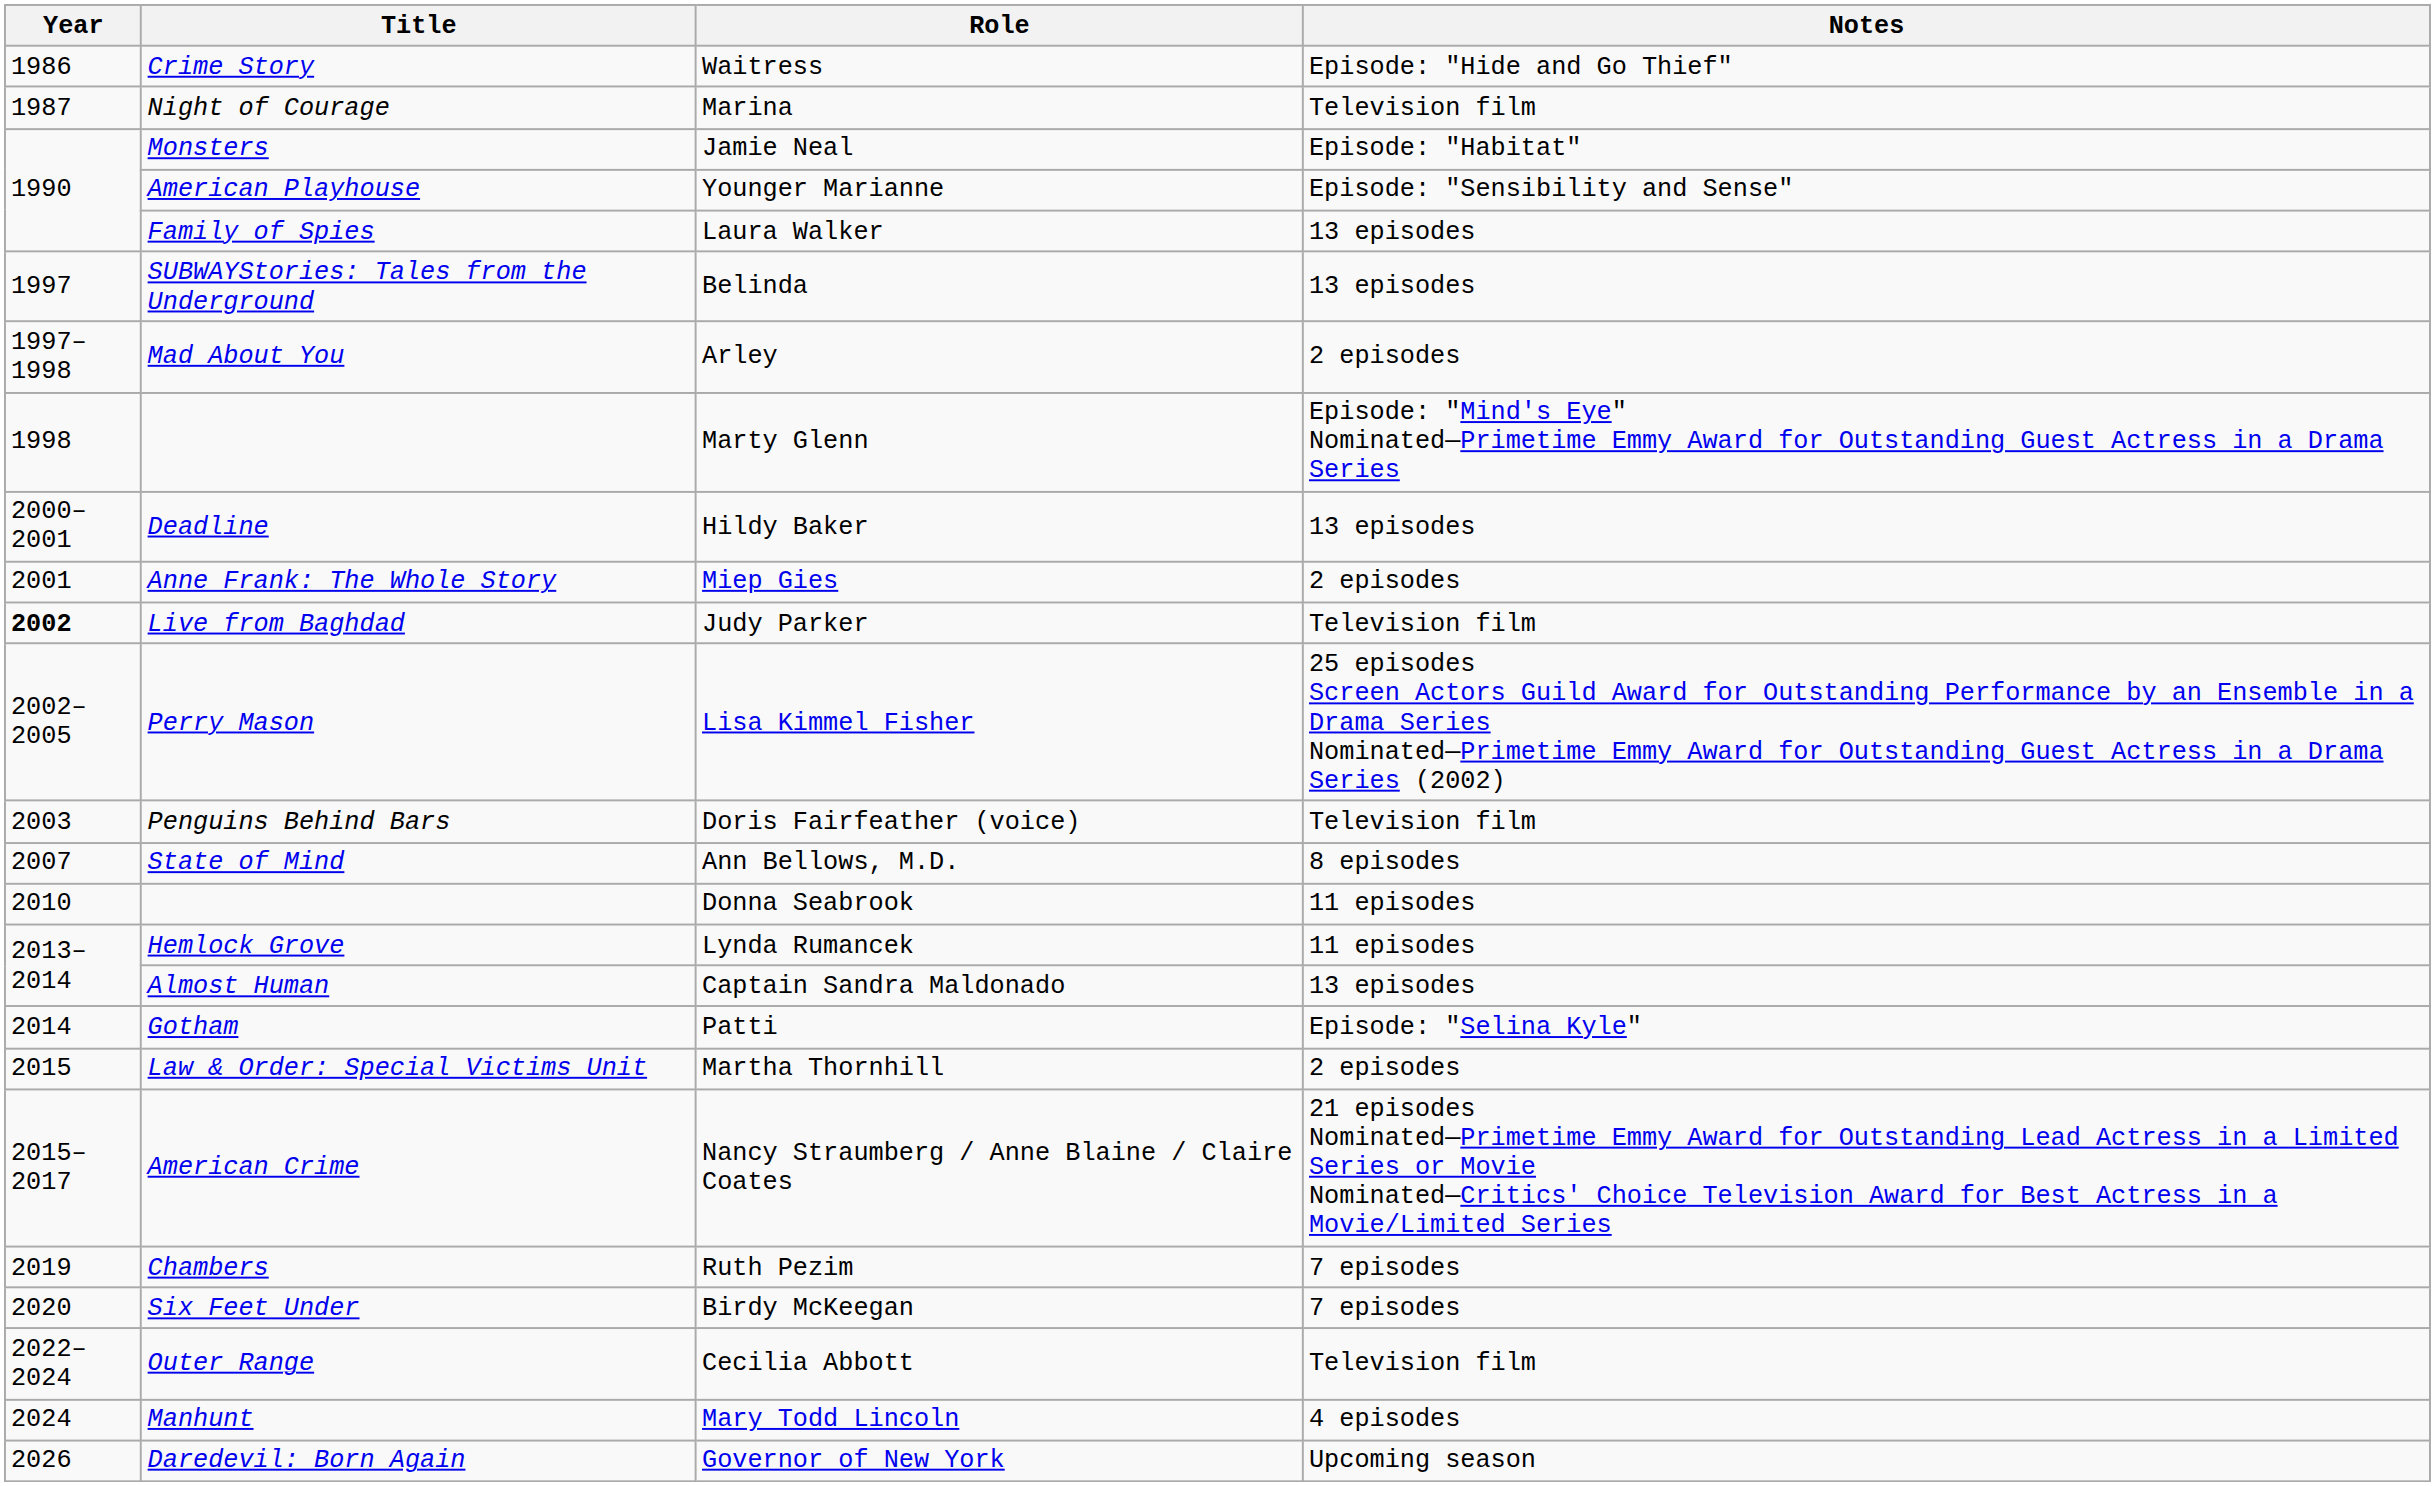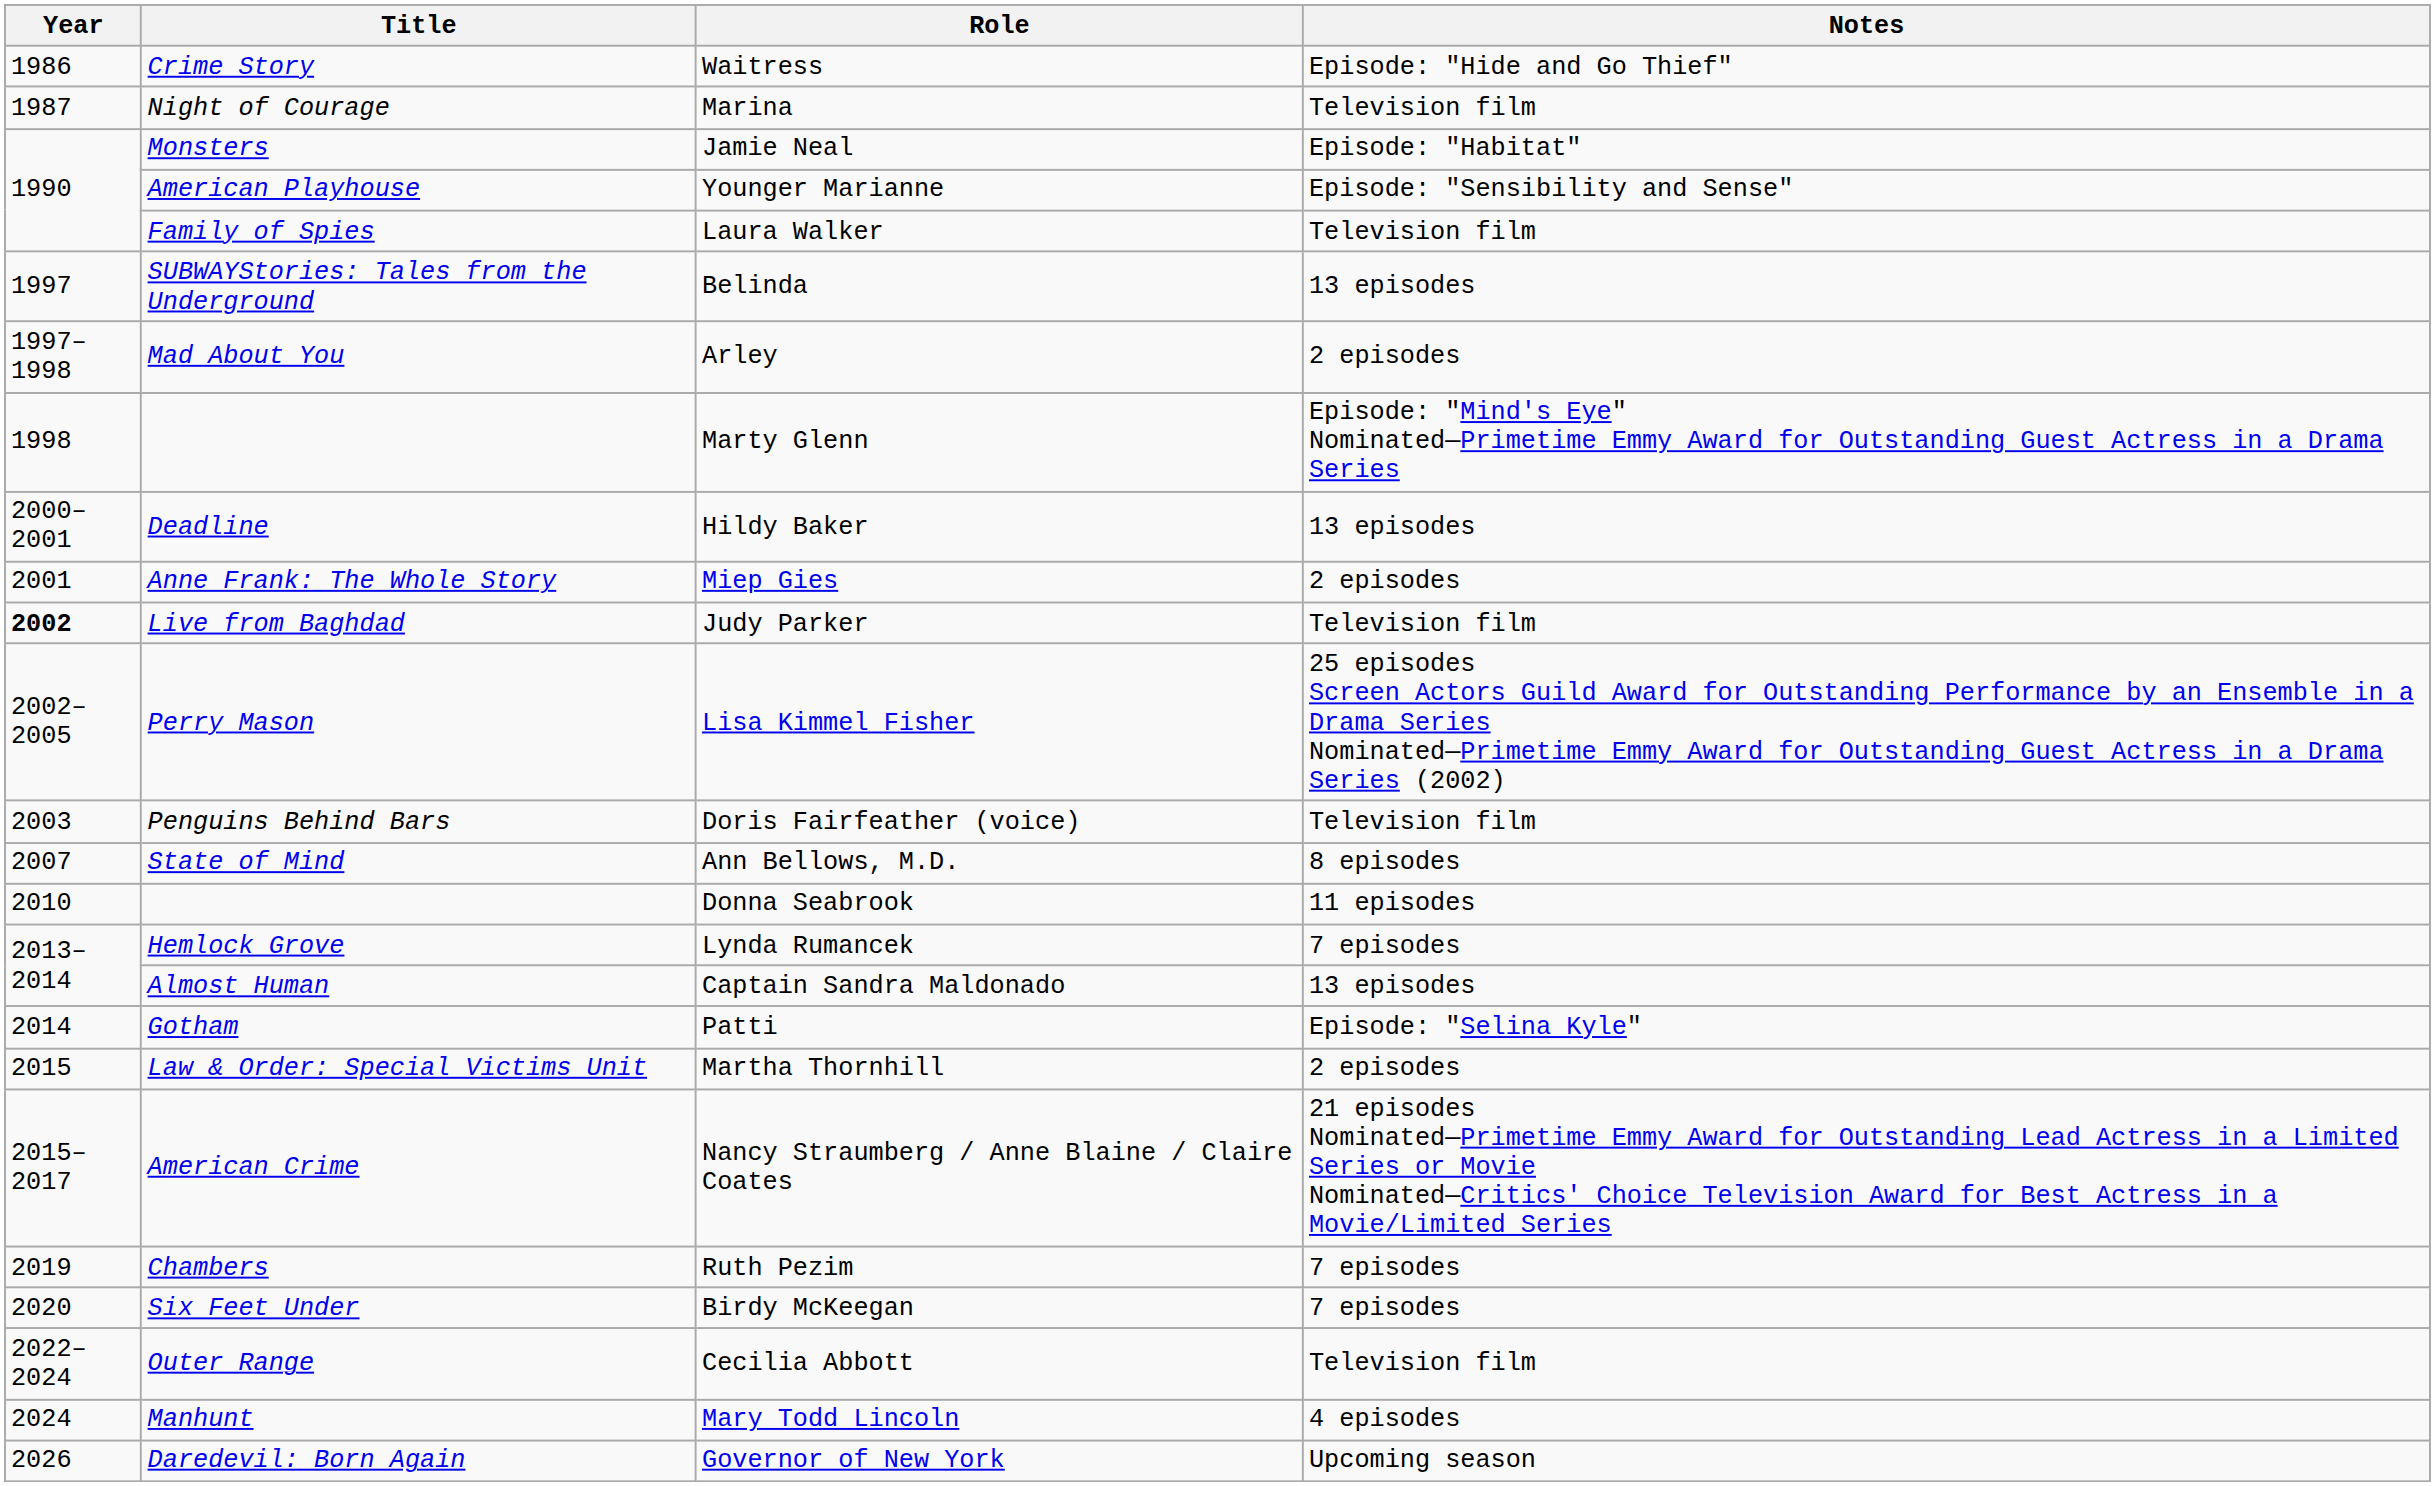(1392, 231) 13 episodes -> (1423, 231) Television film
(1392, 945) 11 episodes -> (1385, 945) 7 episodes
